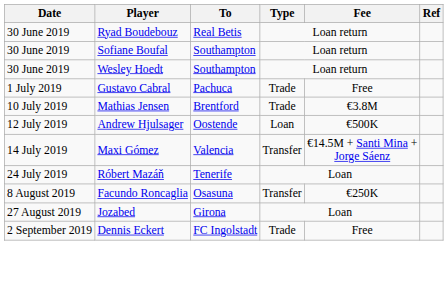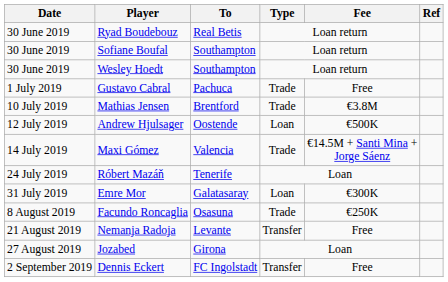(282, 149) Transfer -> (282, 149) Trade
+ row: (122, 193)
(282, 193) Transfer -> (282, 212) Trade
+ row: (137, 230)
(282, 230) Trade -> (282, 267) Transfer
